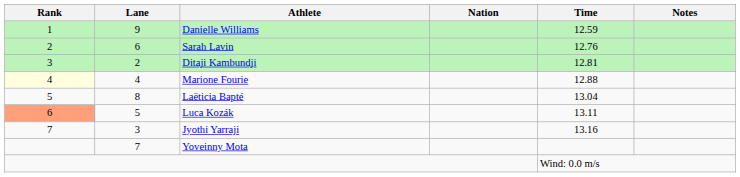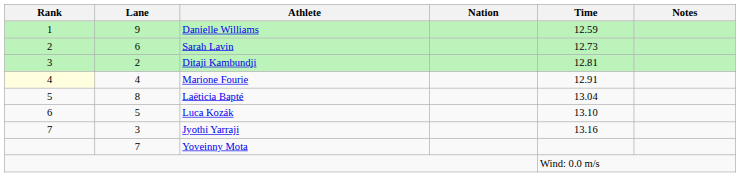(586, 46) 12.76 -> (586, 46) 12.73
(586, 79) 12.88 -> (586, 79) 12.91
(50, 113) lightsalmon background -> (50, 113) no background
(586, 113) 13.11 -> (586, 113) 13.10
